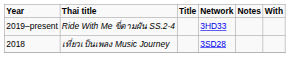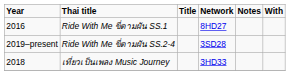+ row: (115, 26)
(213, 26) 3HD33 -> (213, 44) 3SD28
(213, 44) 3SD28 -> (213, 61) 3HD33
